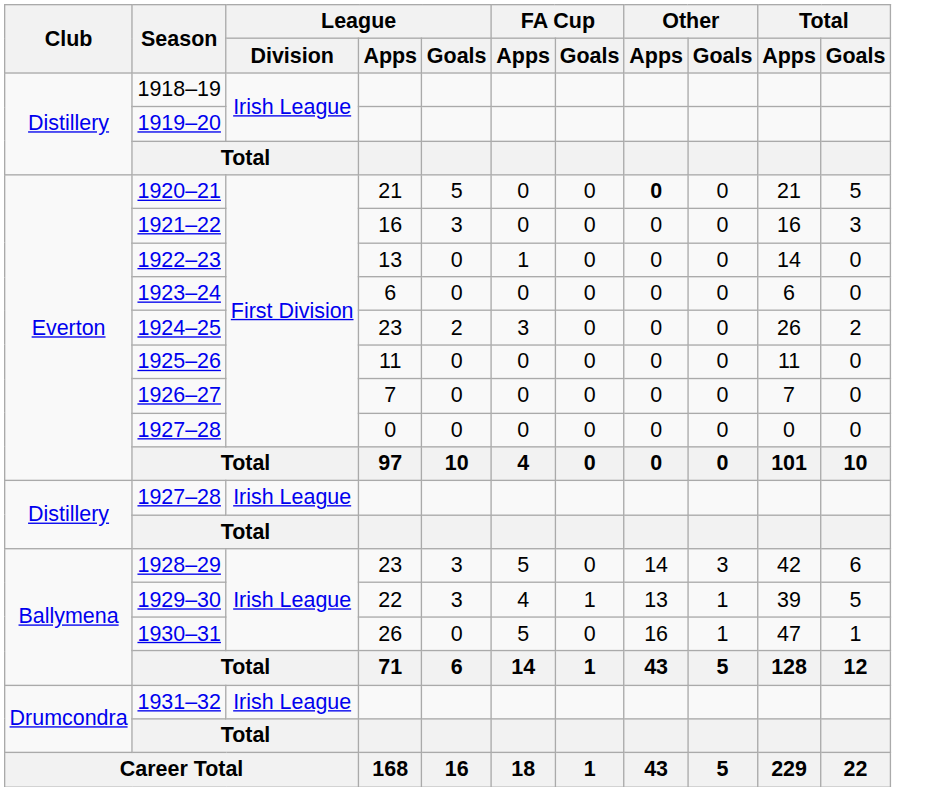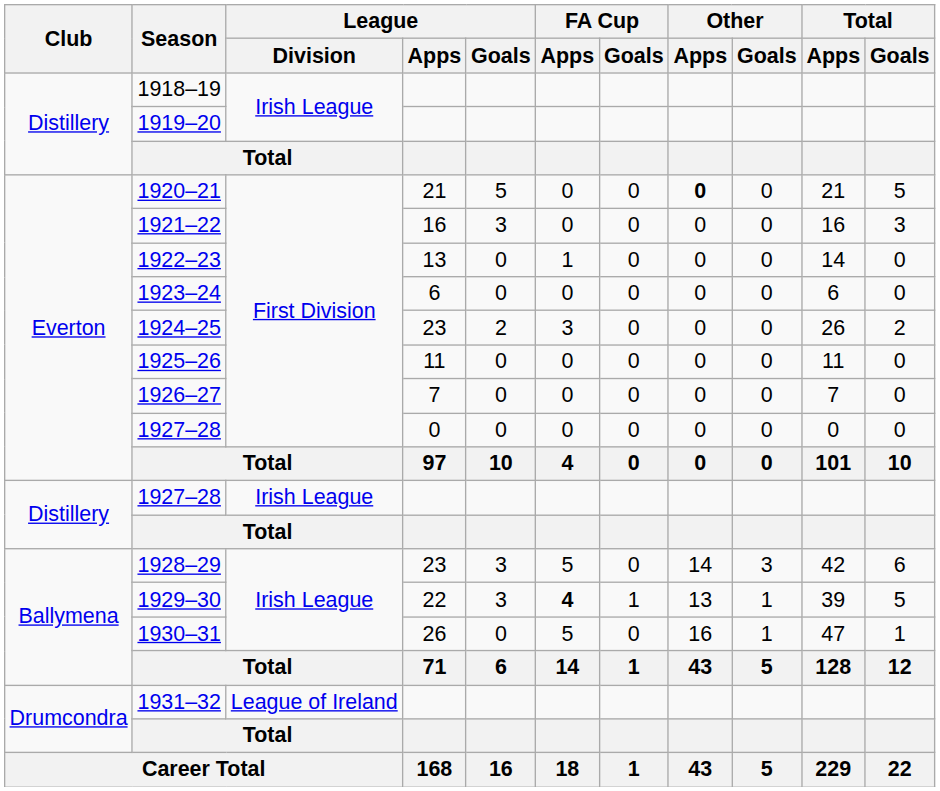(523, 599) normal -> (567, 599) bold
(292, 701) Irish League -> (314, 701) League of Ireland
